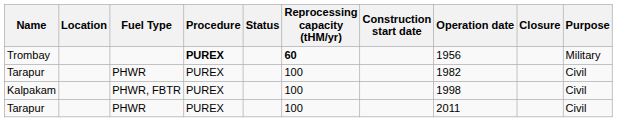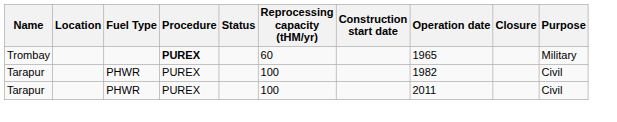(291, 55) bold -> (267, 55) normal
(449, 55) 1956 -> (425, 55) 1965
- row: (31, 90)
